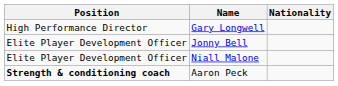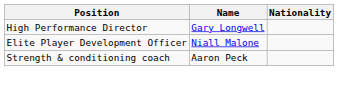- row: (220, 42)
(88, 73) bold -> (88, 58) normal
